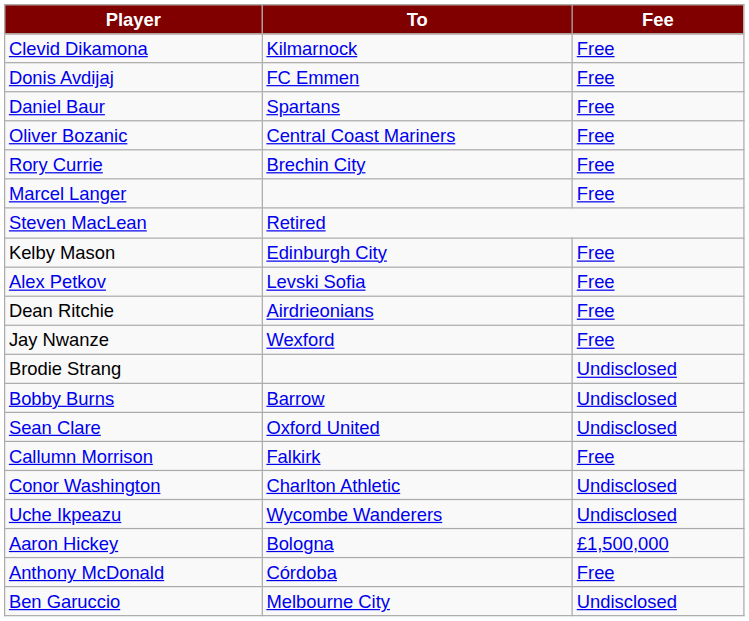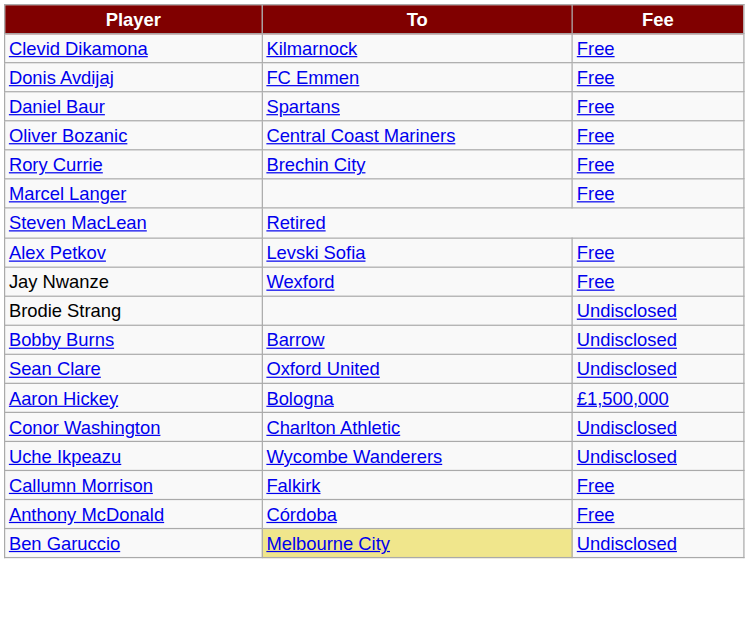- row: (62, 252)
- row: (61, 311)
rows swapped: (81, 456) <-> (64, 543)
(328, 602) no background -> (328, 543) khaki background
